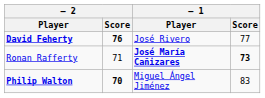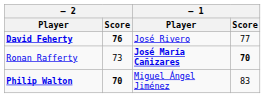(117, 57) 71 -> (117, 57) 73
(245, 57) 73 -> (245, 57) 70
